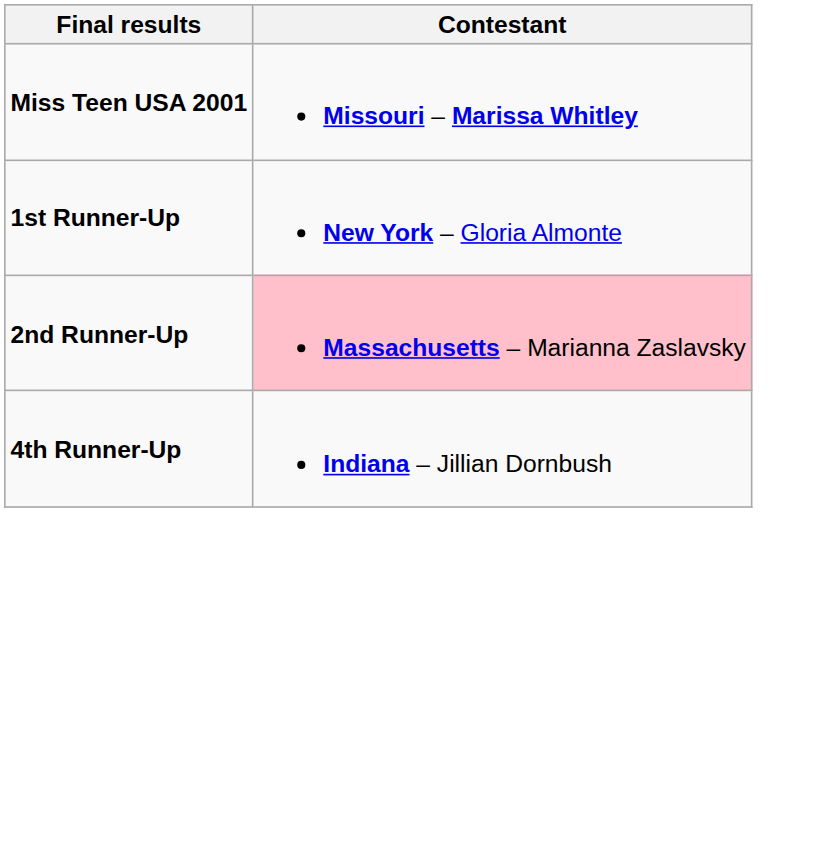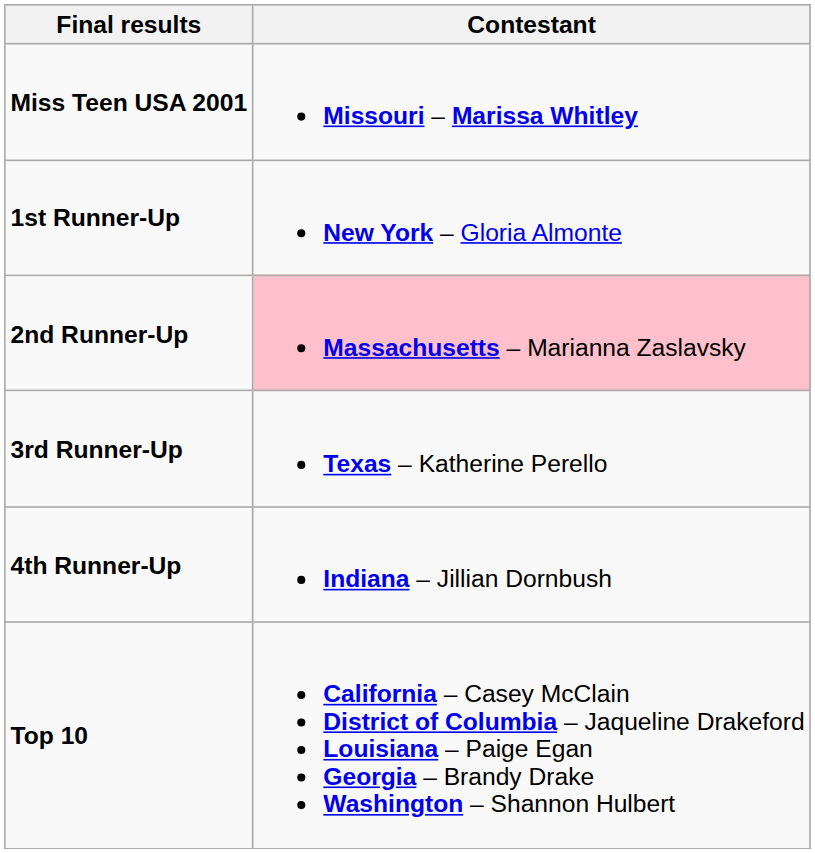+ row: (97, 449)
+ row: (49, 736)
